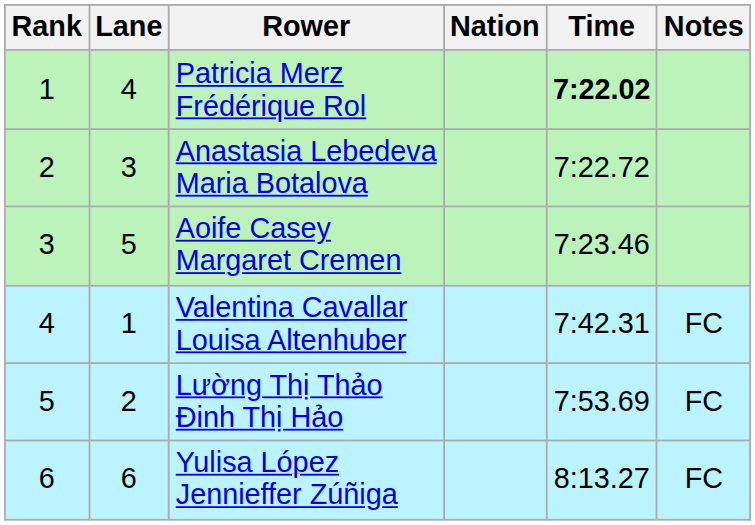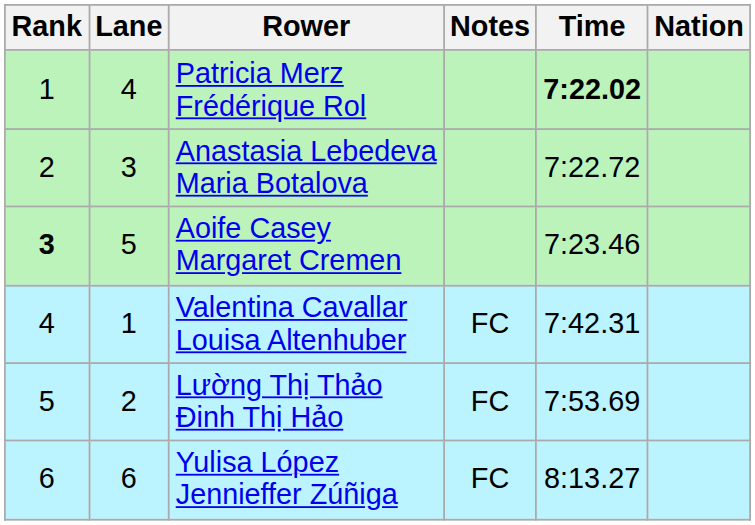columns swapped: (495, 27) <-> (704, 27)
(47, 245) normal -> (47, 245) bold
